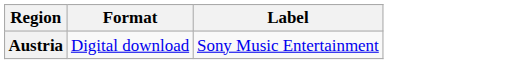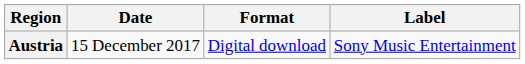+ column: (135, 17)
